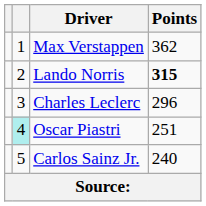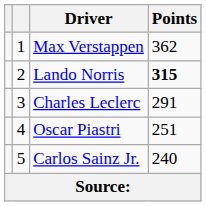(165, 102) 296 -> (165, 102) 291
(21, 130) paleturquoise background -> (21, 130) no background
